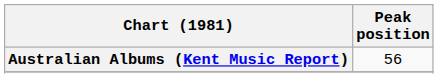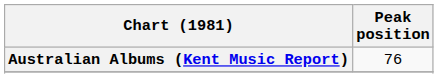(393, 60) 56 -> (393, 60) 76
